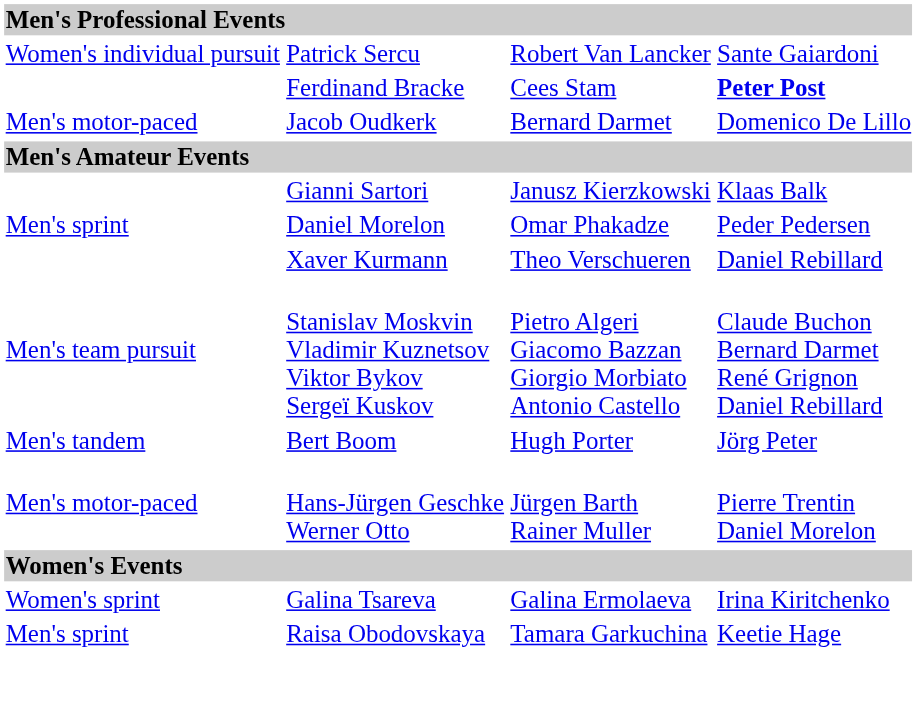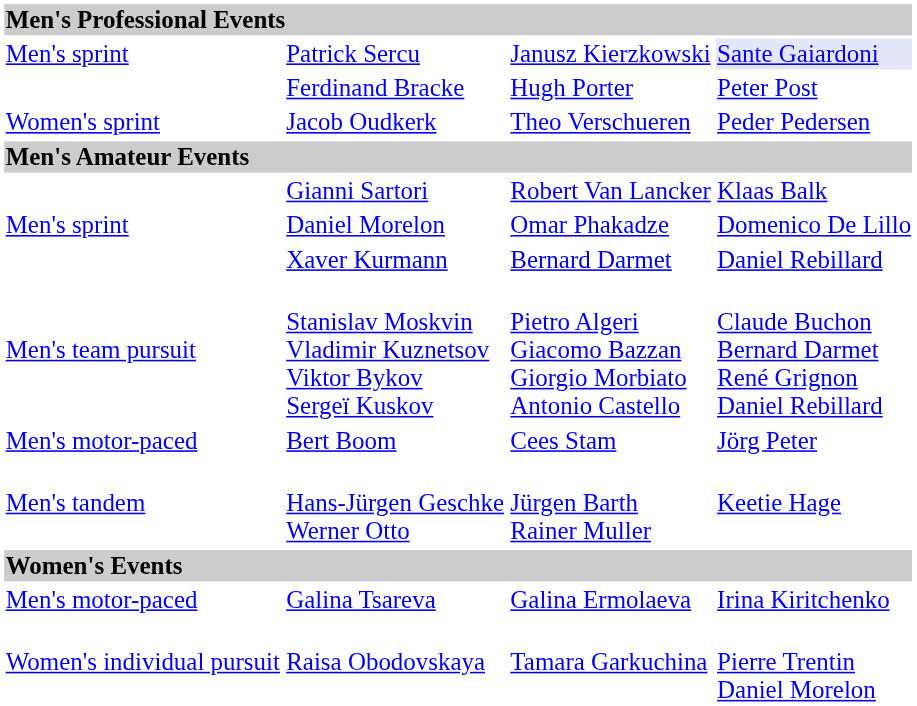(143, 53) Women's individual pursuit -> (67, 53) Men's sprint
(611, 53) Robert Van Lancker -> (610, 53) Janusz Kierzkowski
(798, 53) no background -> (798, 53) lavender background
(563, 88) Cees Stam -> (572, 88) Hugh Porter
(771, 88) bold -> (767, 88) normal
(102, 122) Men's motor-paced -> (83, 122) Women's sprint
(591, 122) Bernard Darmet -> (601, 122) Theo Verschueren
(814, 122) Domenico De Lillo -> (794, 122) Peder Pedersen
(610, 191) Janusz Kierzkowski -> (611, 191) Robert Van Lancker
(794, 225) Peder Pedersen -> (814, 225) Domenico De Lillo
(601, 259) Theo Verschueren -> (591, 259) Bernard Darmet
(76, 440) Men's tandem -> (102, 440) Men's motor-paced
(572, 440) Hugh Porter -> (563, 440) Cees Stam
(102, 503) Men's motor-paced -> (76, 503) Men's tandem
(796, 517) Pierre Trentin Daniel Morelon -> (779, 503) Keetie Hage
(83, 599) Women's sprint -> (102, 599) Men's motor-paced
(67, 634) Men's sprint -> (143, 662) Women's individual pursuit
(779, 634) Keetie Hage -> (796, 676) Pierre Trentin Daniel Morelon
